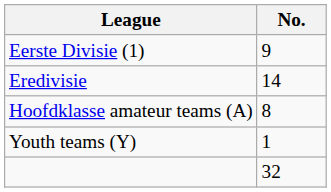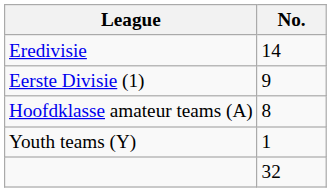rows swapped: (48, 80) <-> (77, 50)
